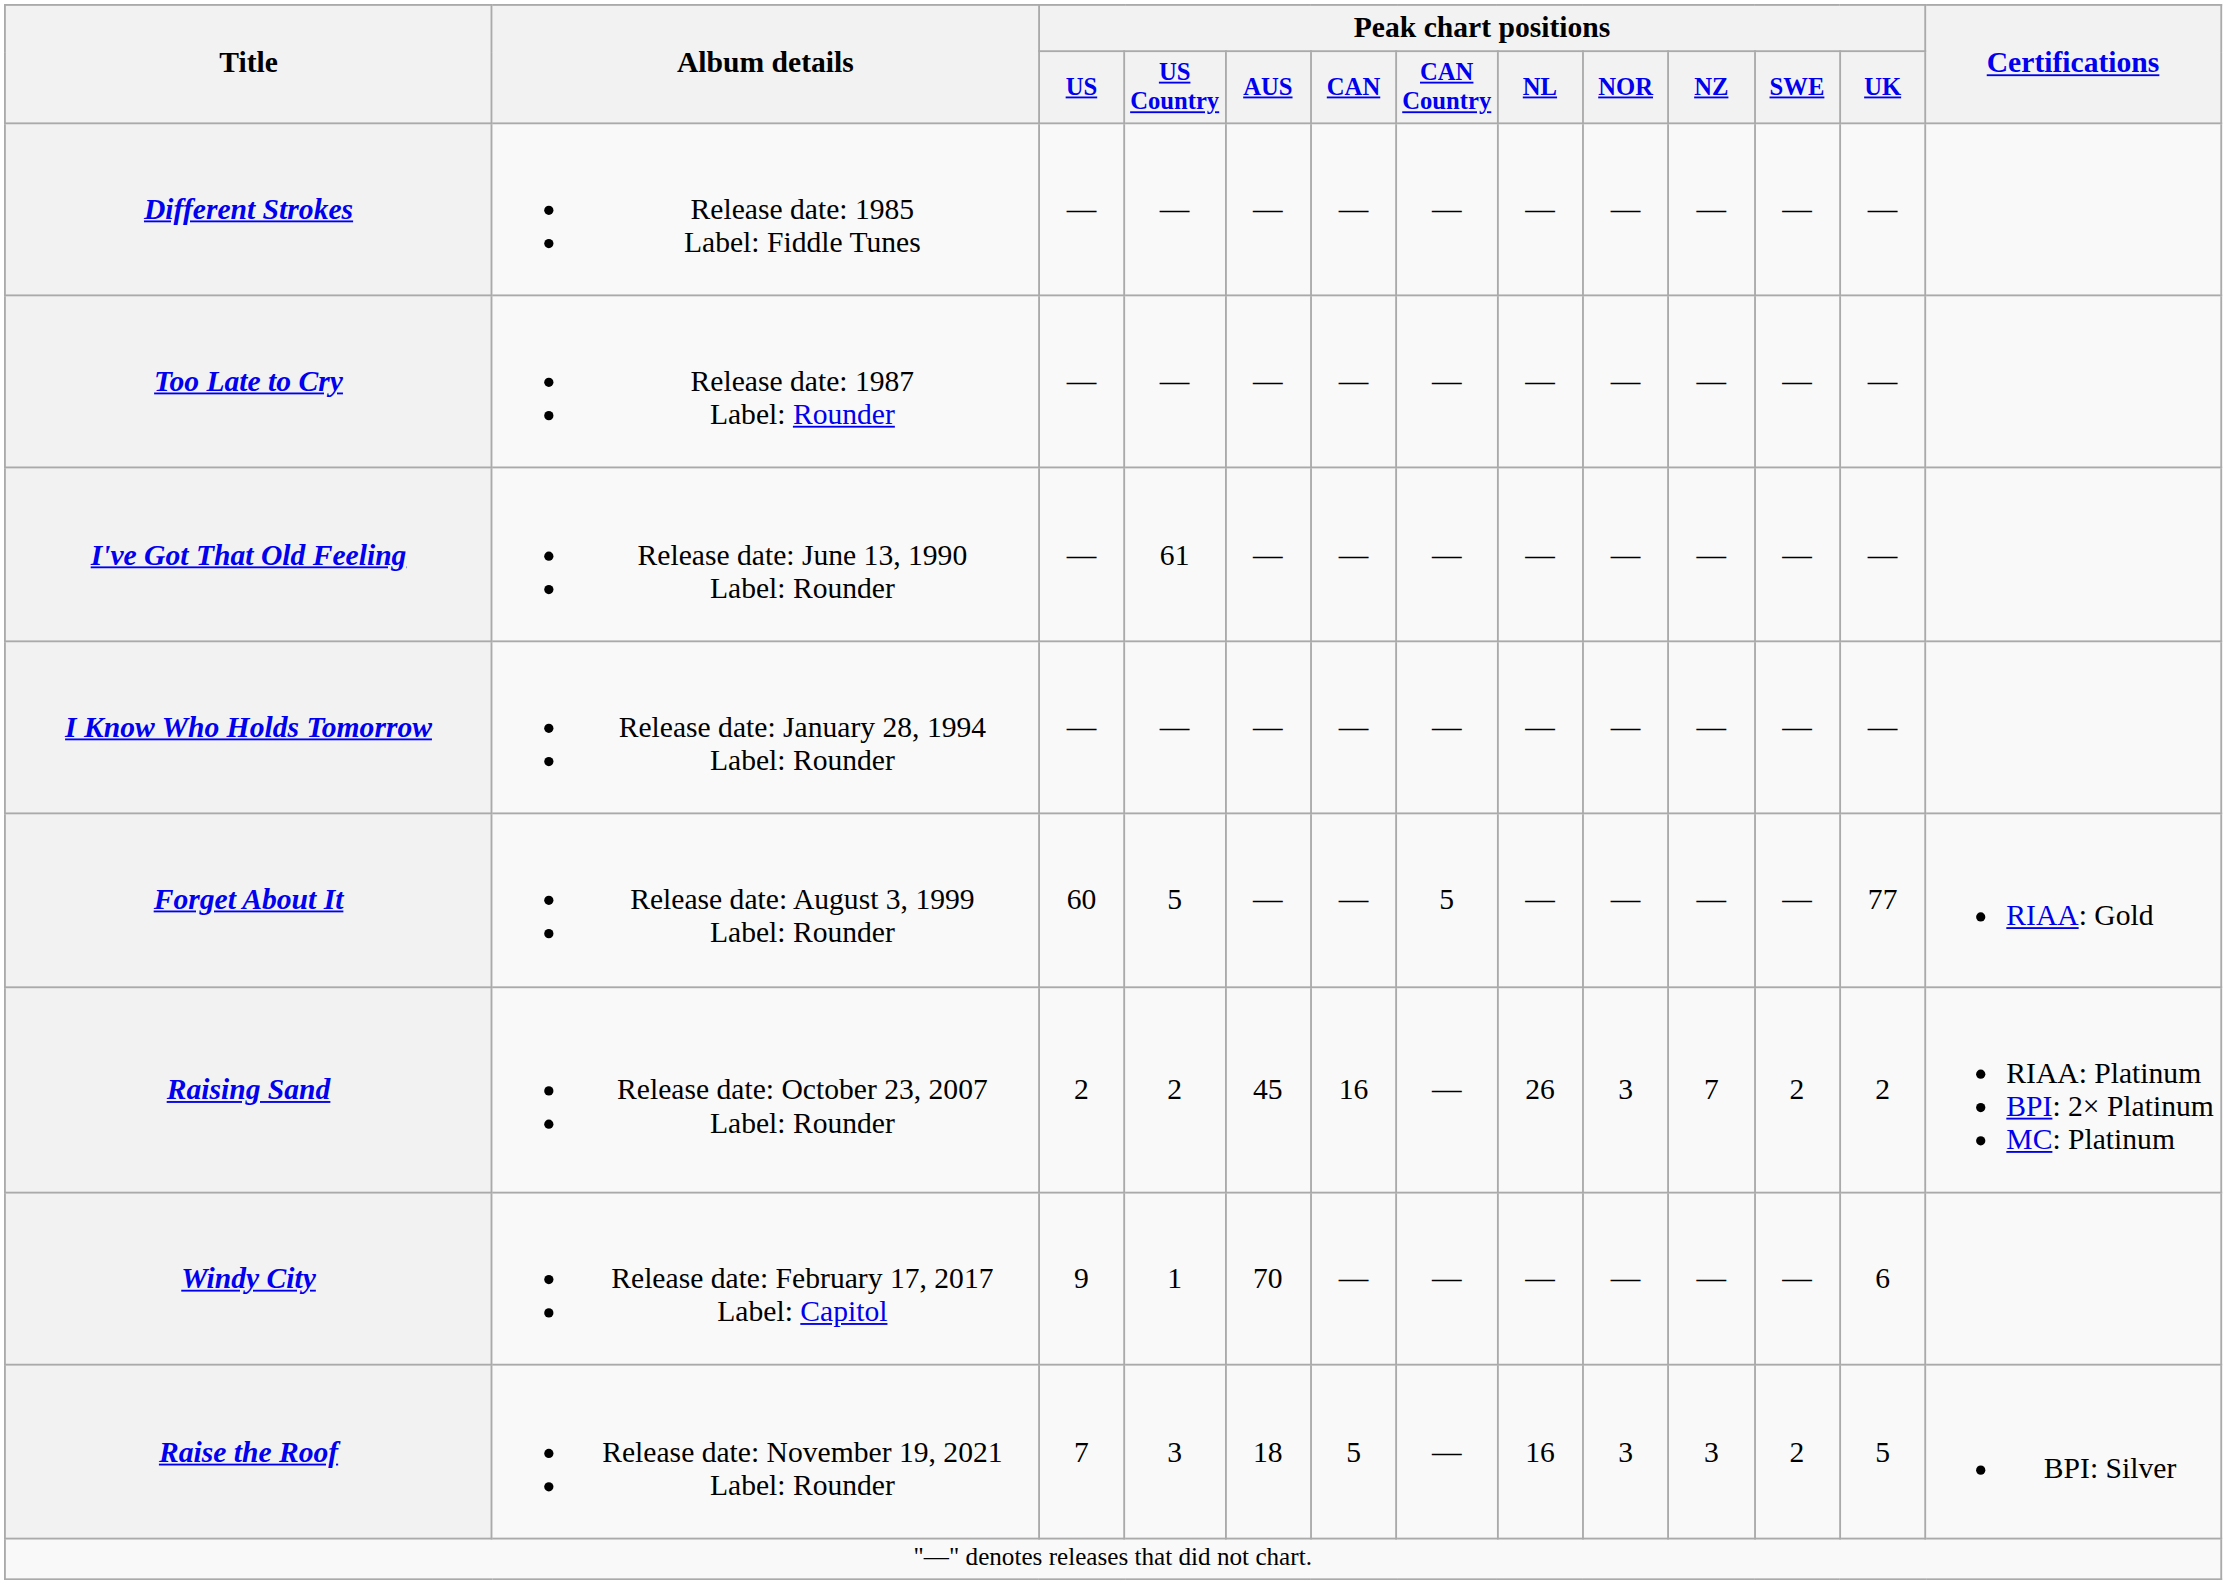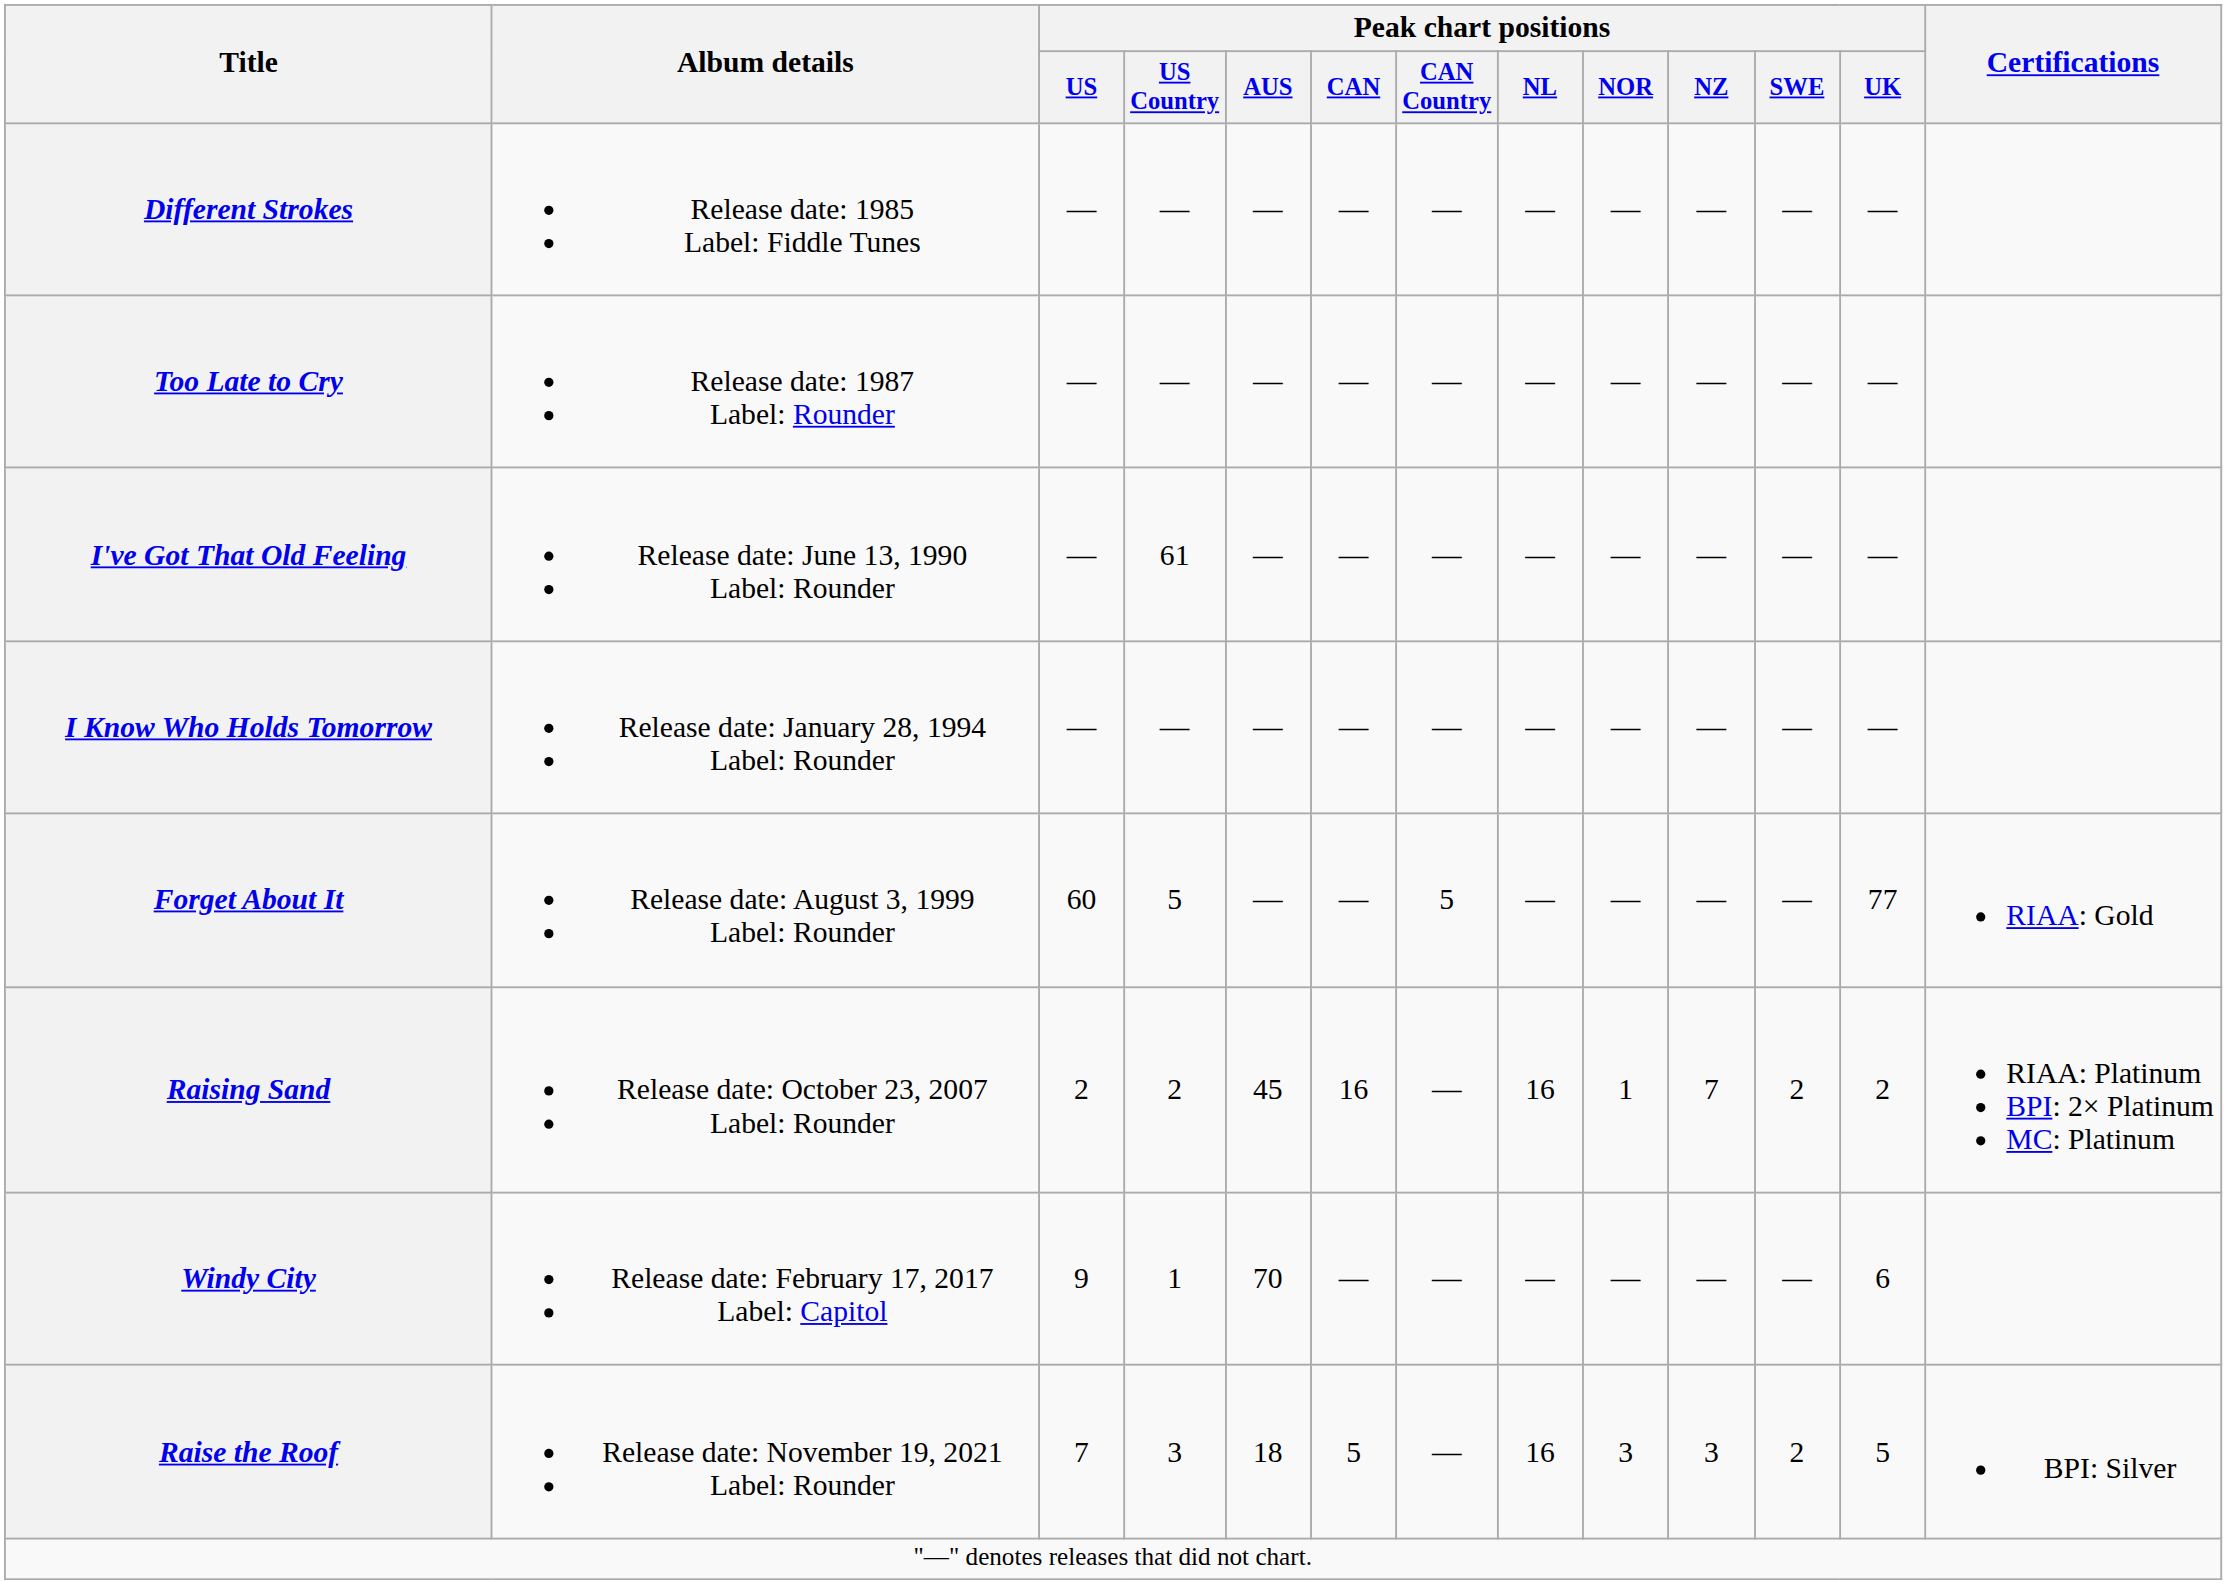(1540, 1089) 26 -> (1540, 1089) 16
(1626, 1089) 3 -> (1626, 1089) 1
